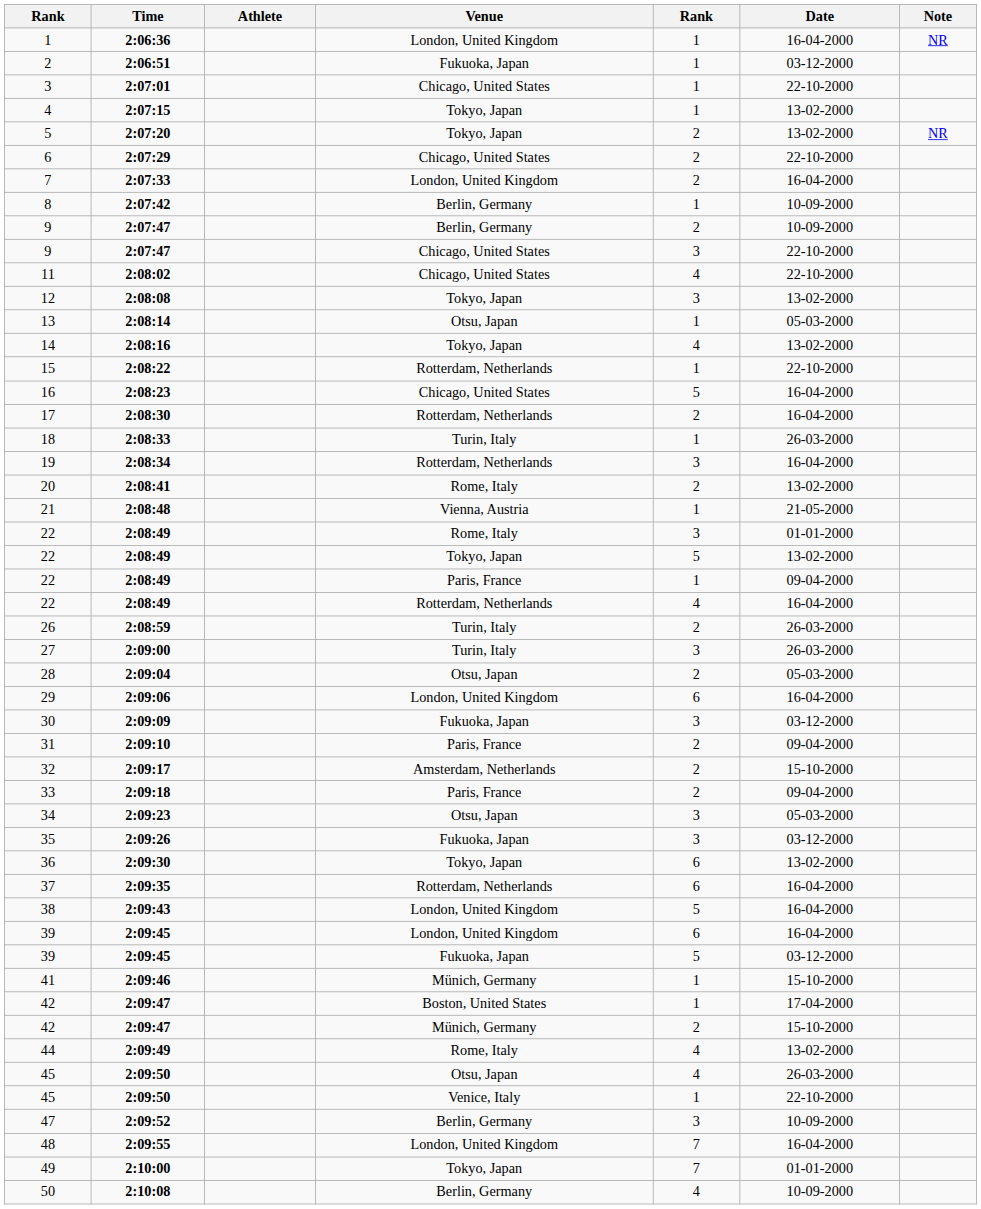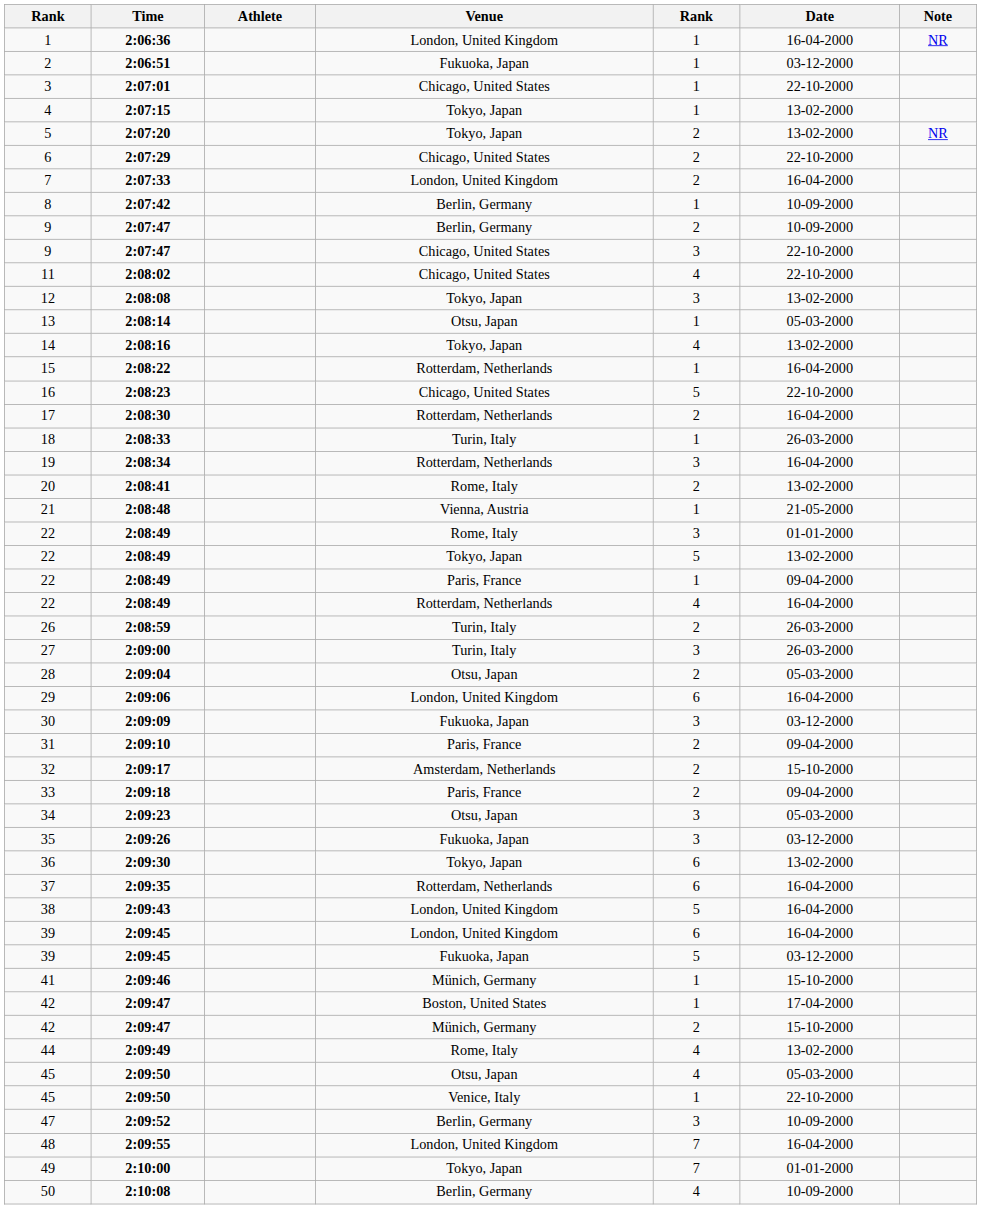(820, 368) 22-10-2000 -> (820, 368) 16-04-2000
(820, 392) 16-04-2000 -> (820, 392) 22-10-2000
(820, 1074) 26-03-2000 -> (820, 1074) 05-03-2000
